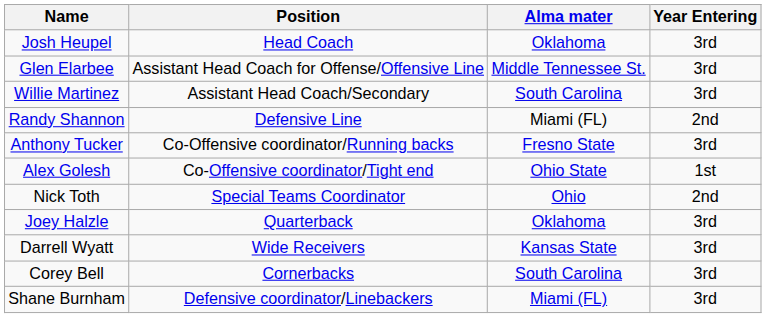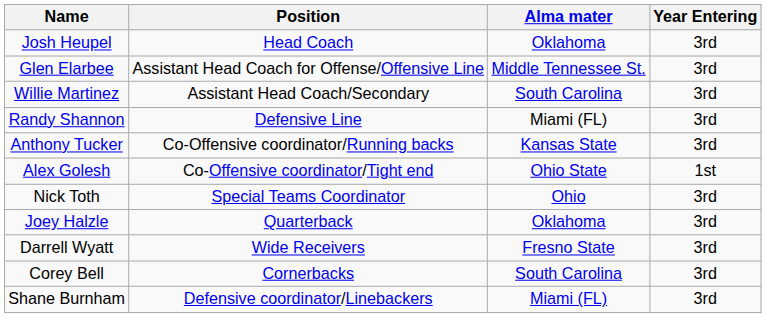(705, 119) 2nd -> (705, 119) 3rd
(569, 145) Fresno State -> (569, 145) Kansas State
(705, 196) 2nd -> (705, 196) 3rd
(569, 247) Kansas State -> (569, 247) Fresno State
